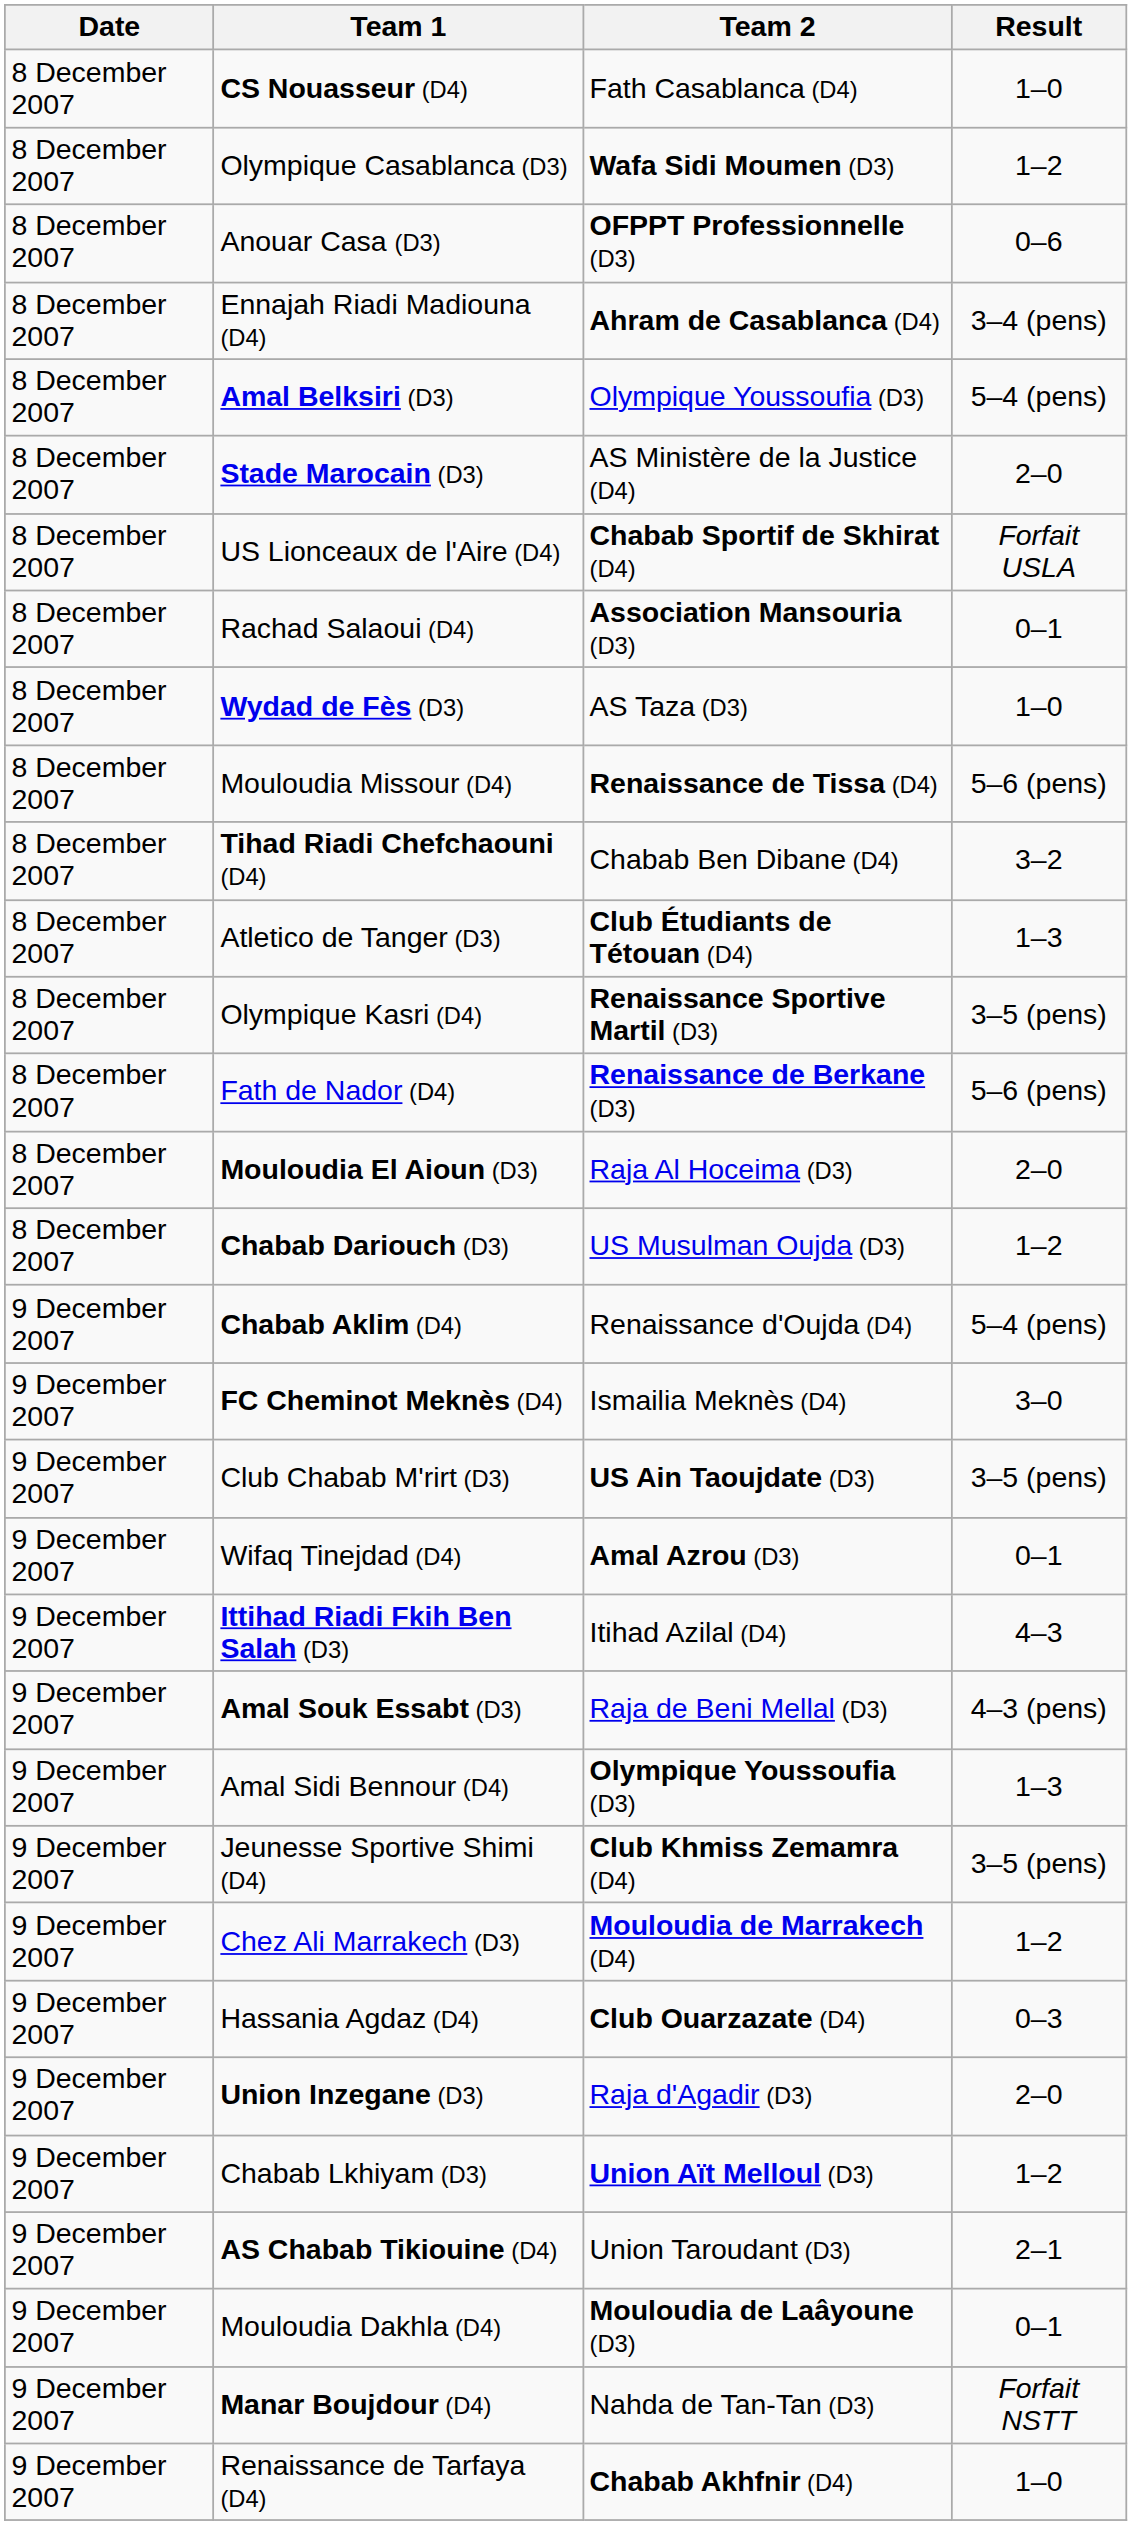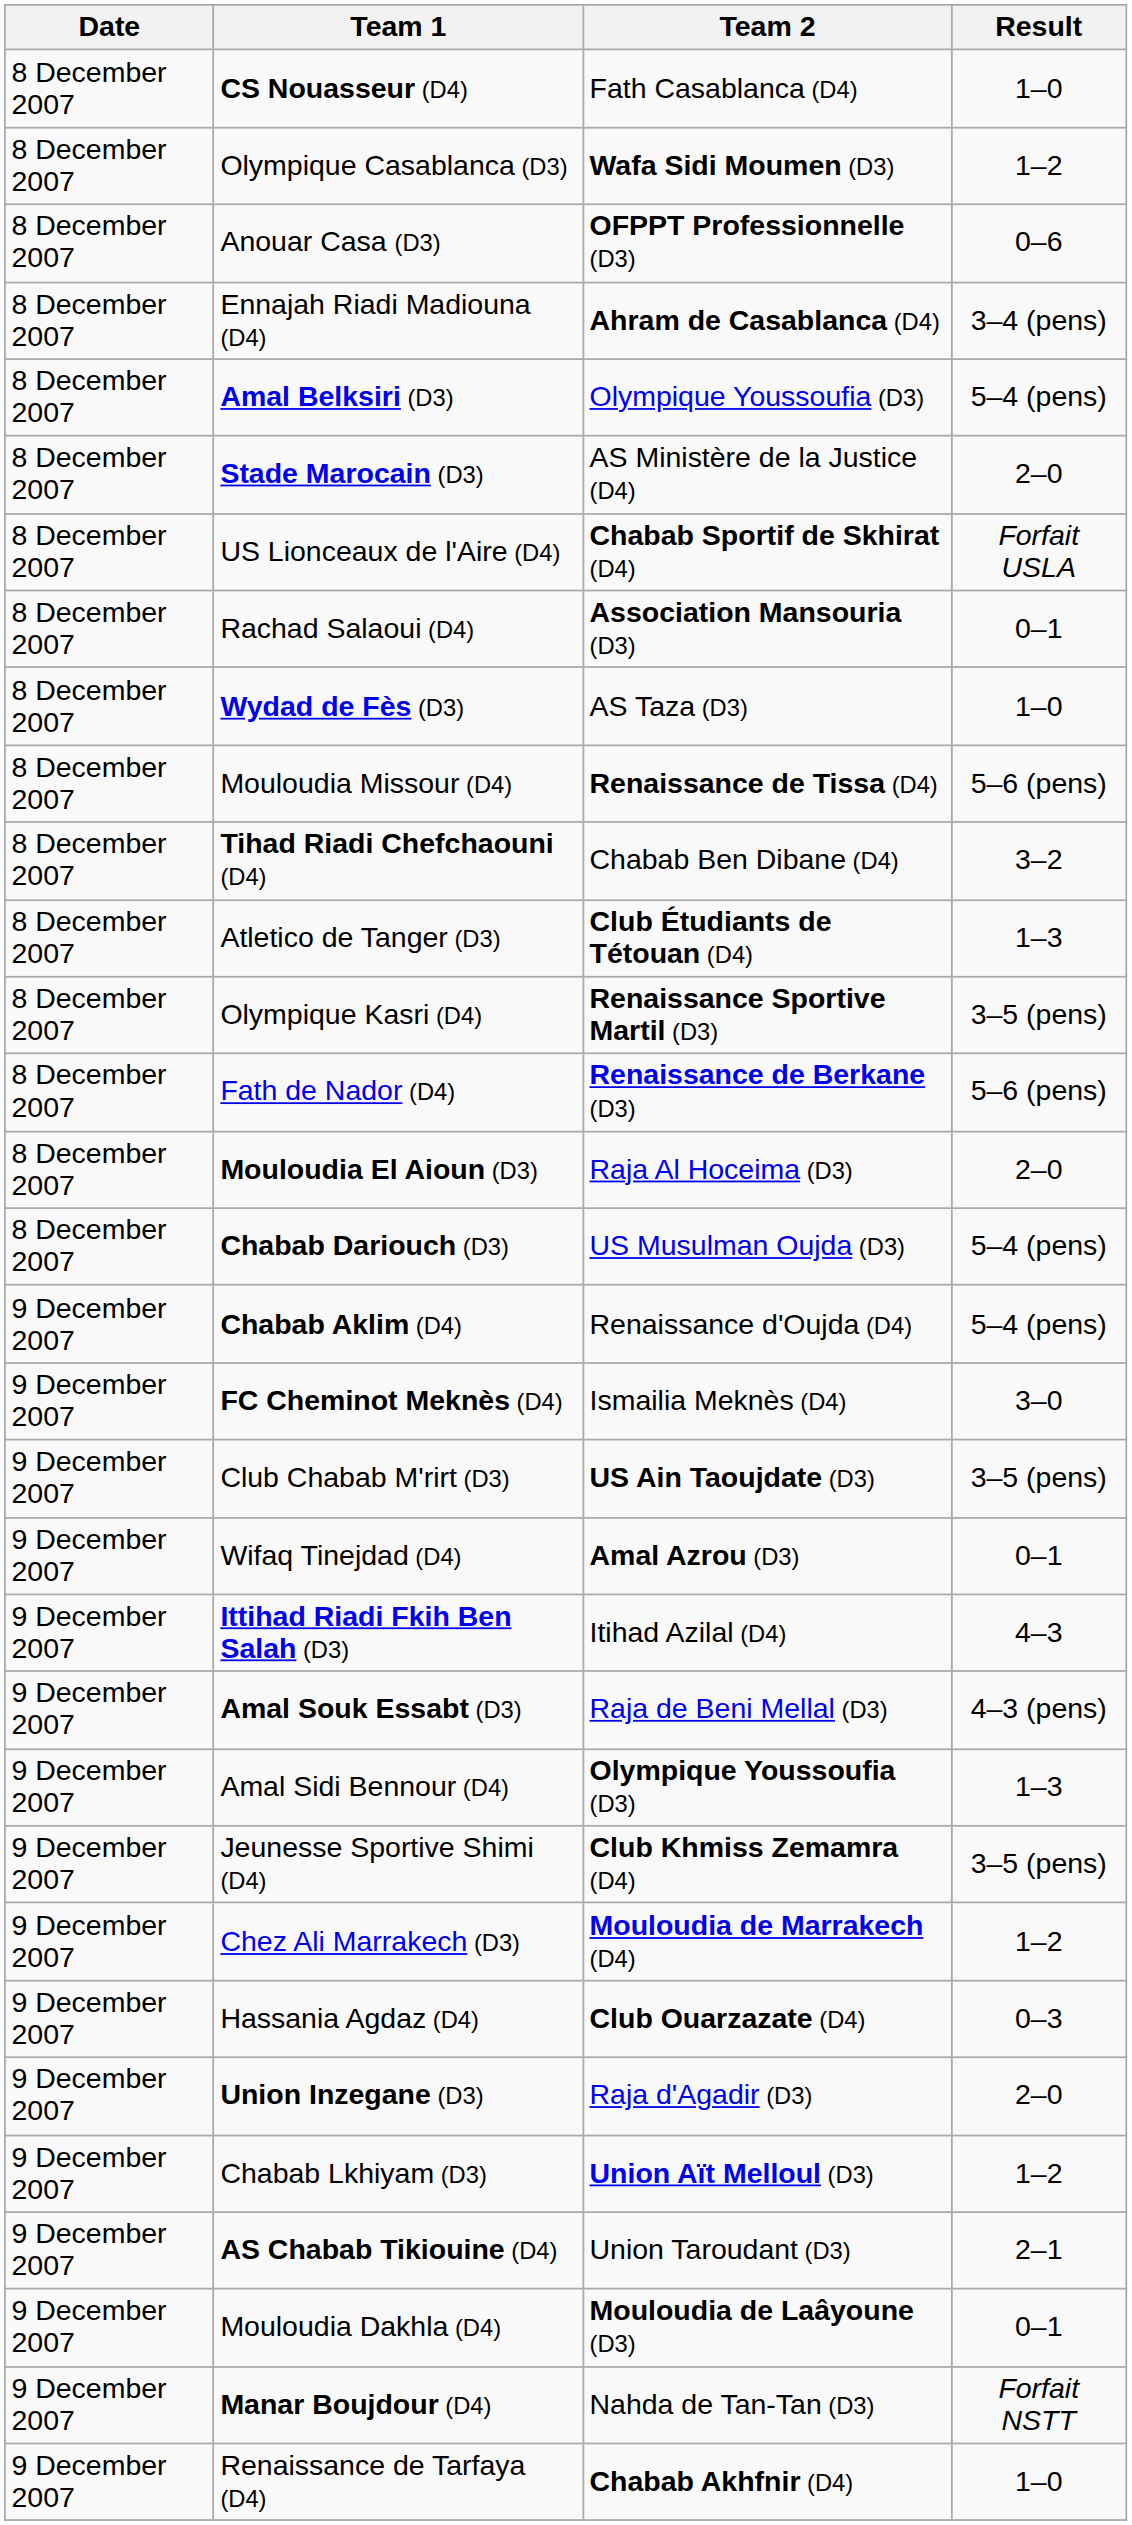(1039, 1246) 1–2 -> (1039, 1246) 5–4 (pens)
